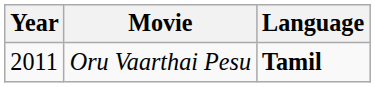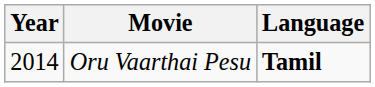(34, 61) 2011 -> (34, 61) 2014
